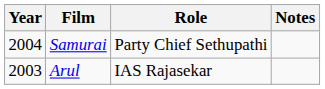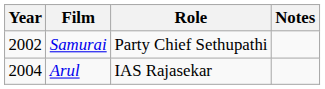(25, 44) 2004 -> (25, 44) 2002
(25, 71) 2003 -> (25, 71) 2004
